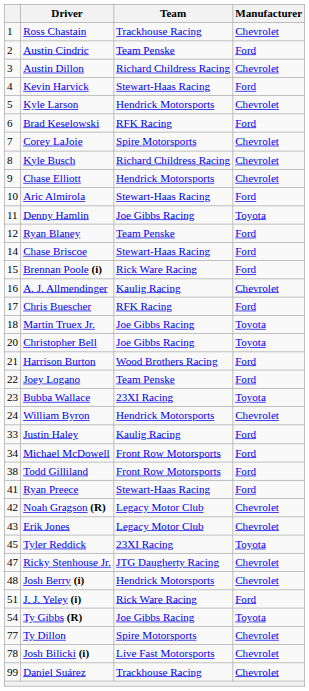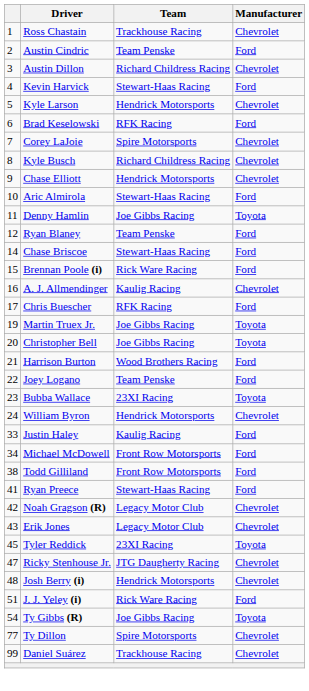(12, 324) 18 -> (12, 324) 19
- row: (56, 654)
